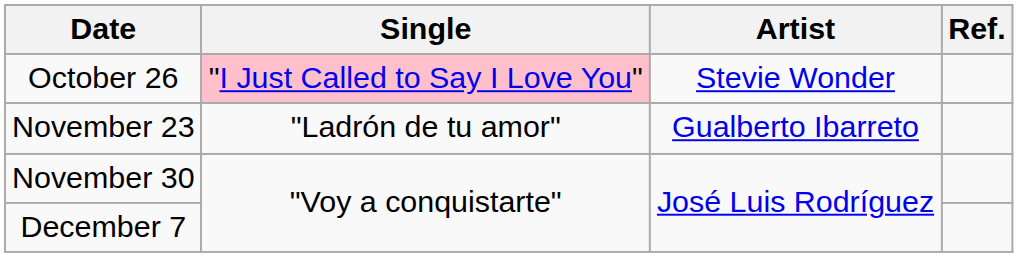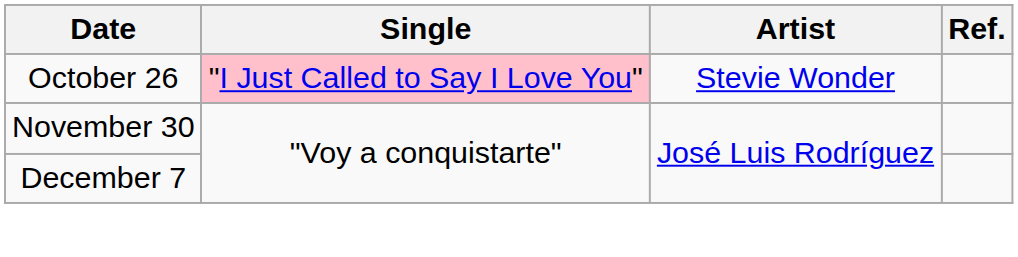- row: (103, 127)
